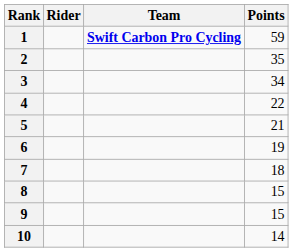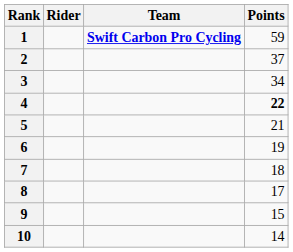(278, 59) 35 -> (278, 59) 37
(278, 103) normal -> (278, 103) bold
(278, 192) 15 -> (278, 192) 17
